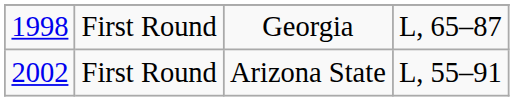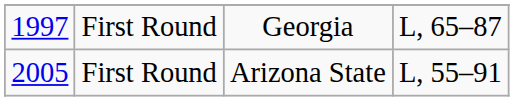(40, 27) 1998 -> (40, 27) 1997
(40, 72) 2002 -> (40, 72) 2005
